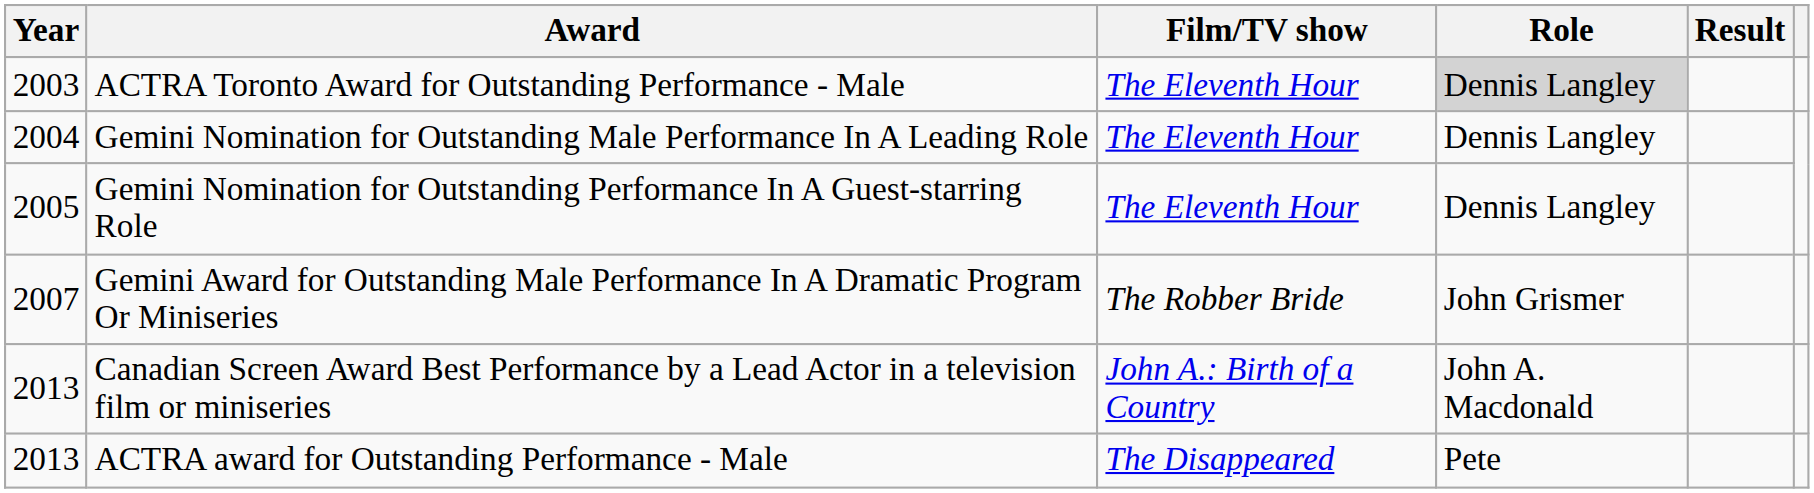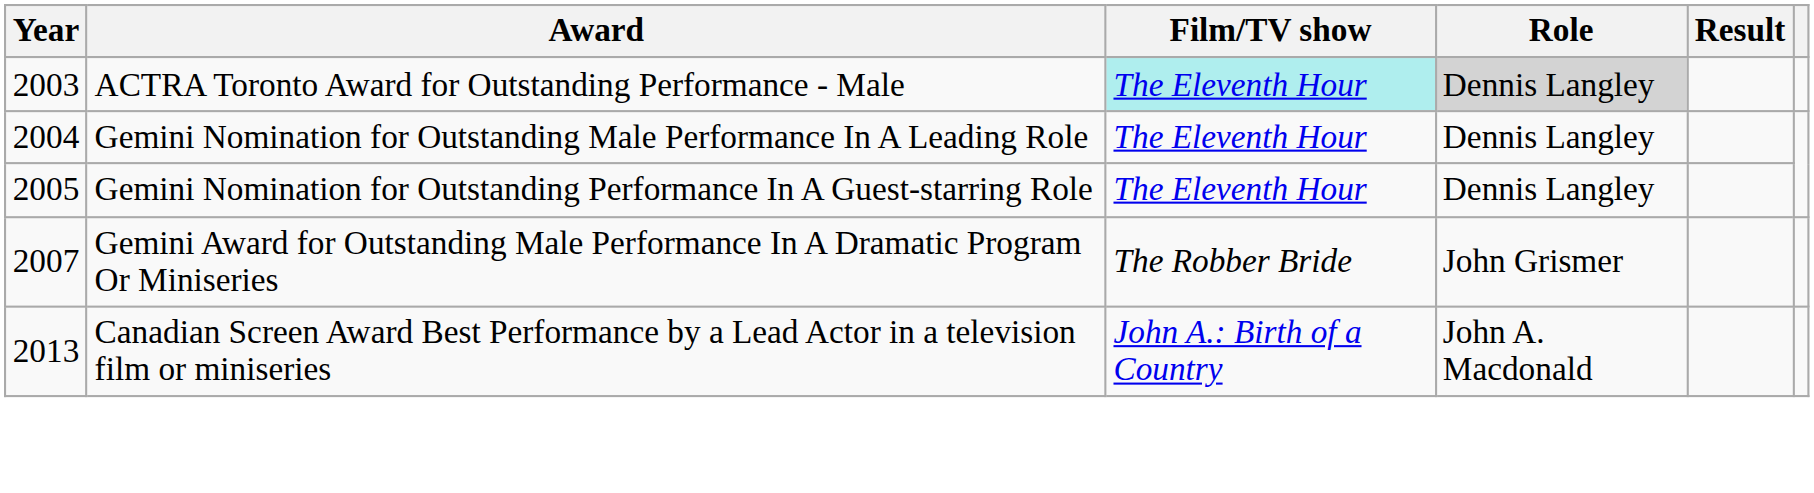(1232, 83) no background -> (1240, 83) paleturquoise background
- row: (441, 459)
